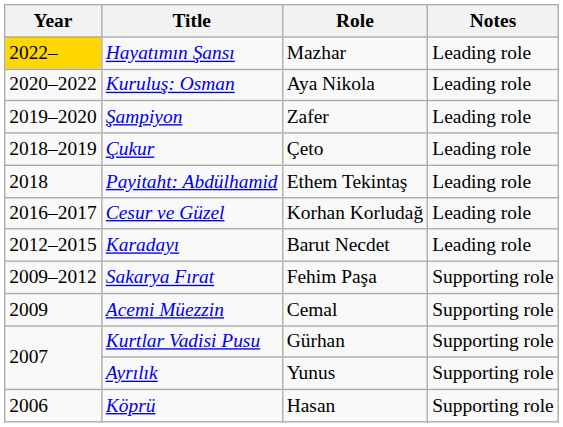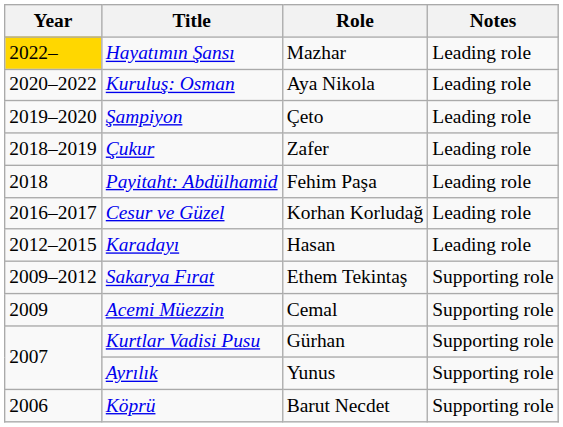(308, 117) Zafer -> (305, 117) Çeto
(305, 149) Çeto -> (308, 149) Zafer
(347, 181) Ethem Tekintaş -> (332, 181) Fehim Paşa
(338, 245) Barut Necdet -> (311, 245) Hasan
(332, 277) Fehim Paşa -> (347, 277) Ethem Tekintaş
(311, 405) Hasan -> (338, 405) Barut Necdet
